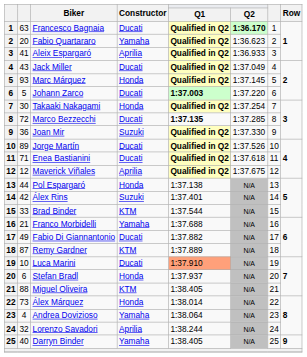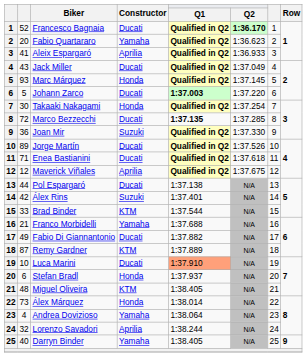(24, 27) 63 -> (24, 27) 52
(131, 184) Honda -> (131, 184) Ducati
(24, 289) 88 -> (24, 289) 48
